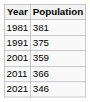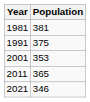(41, 58) 359 -> (41, 58) 353
(41, 74) 366 -> (41, 74) 365
